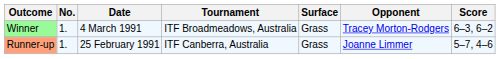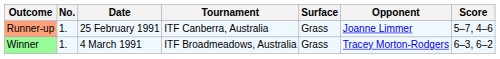rows swapped: (30, 44) <-> (23, 28)
